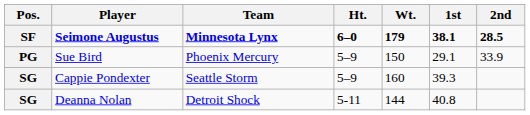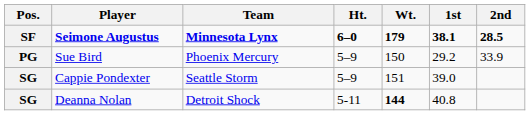(444, 57) 29.1 -> (444, 57) 29.2
(395, 78) 160 -> (395, 78) 151
(444, 78) 39.3 -> (444, 78) 39.0
(395, 99) normal -> (395, 99) bold
